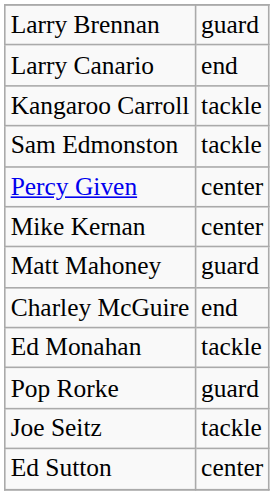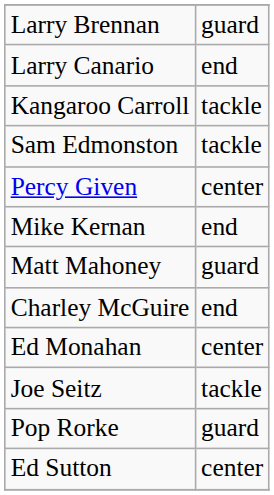(232, 226) center -> (219, 226) end
(231, 347) tackle -> (232, 347) center
rows swapped: (65, 387) <-> (56, 428)
